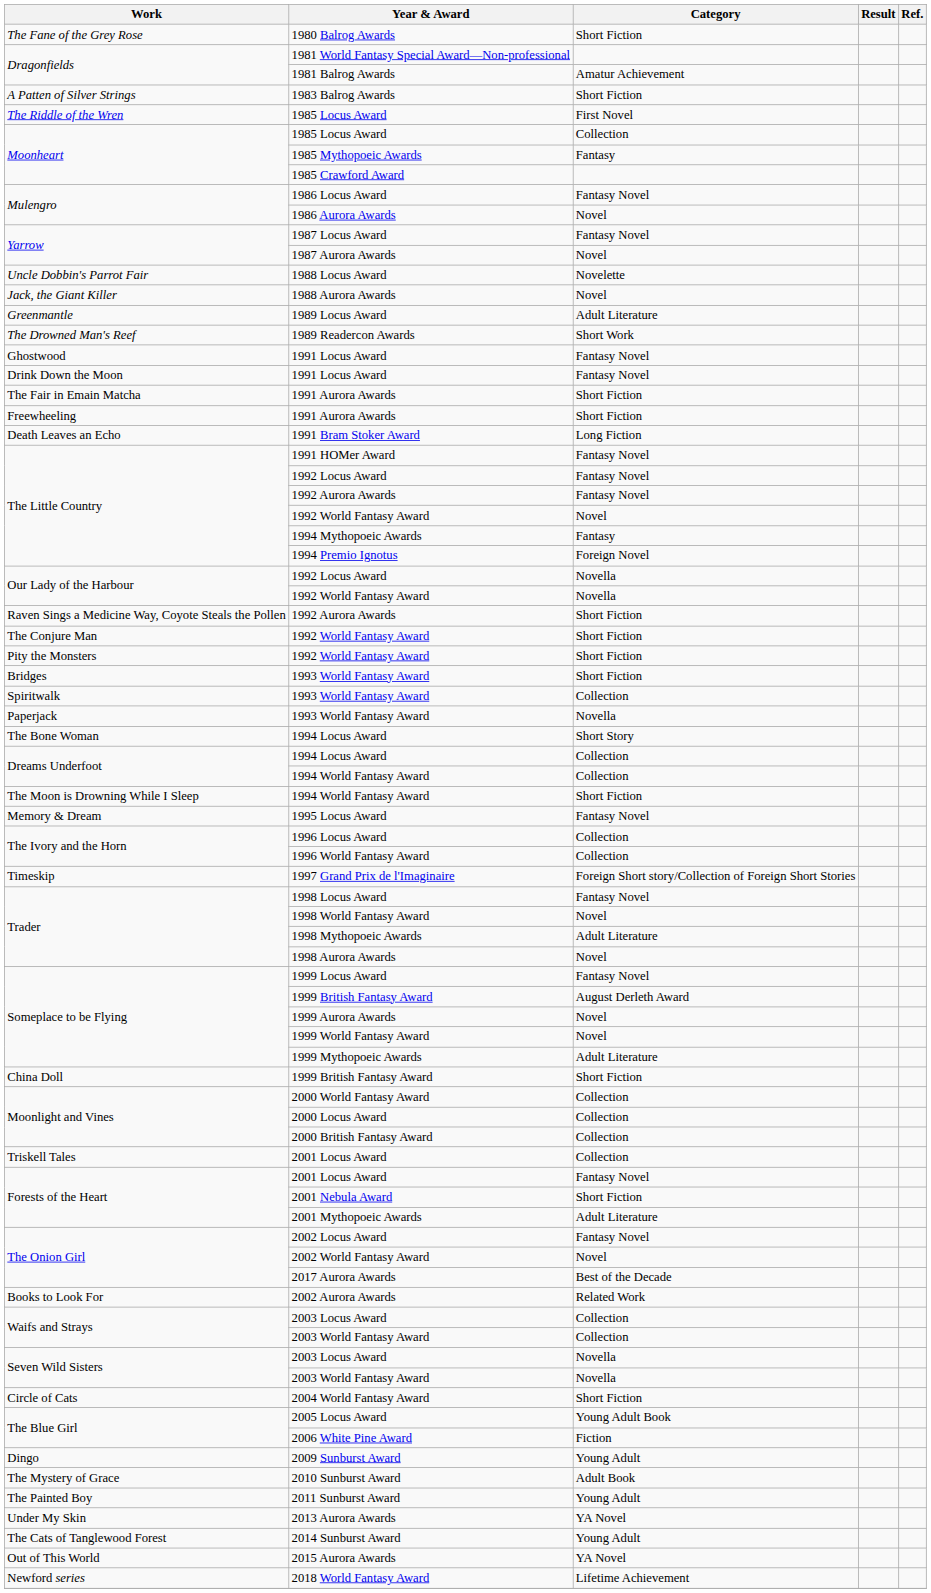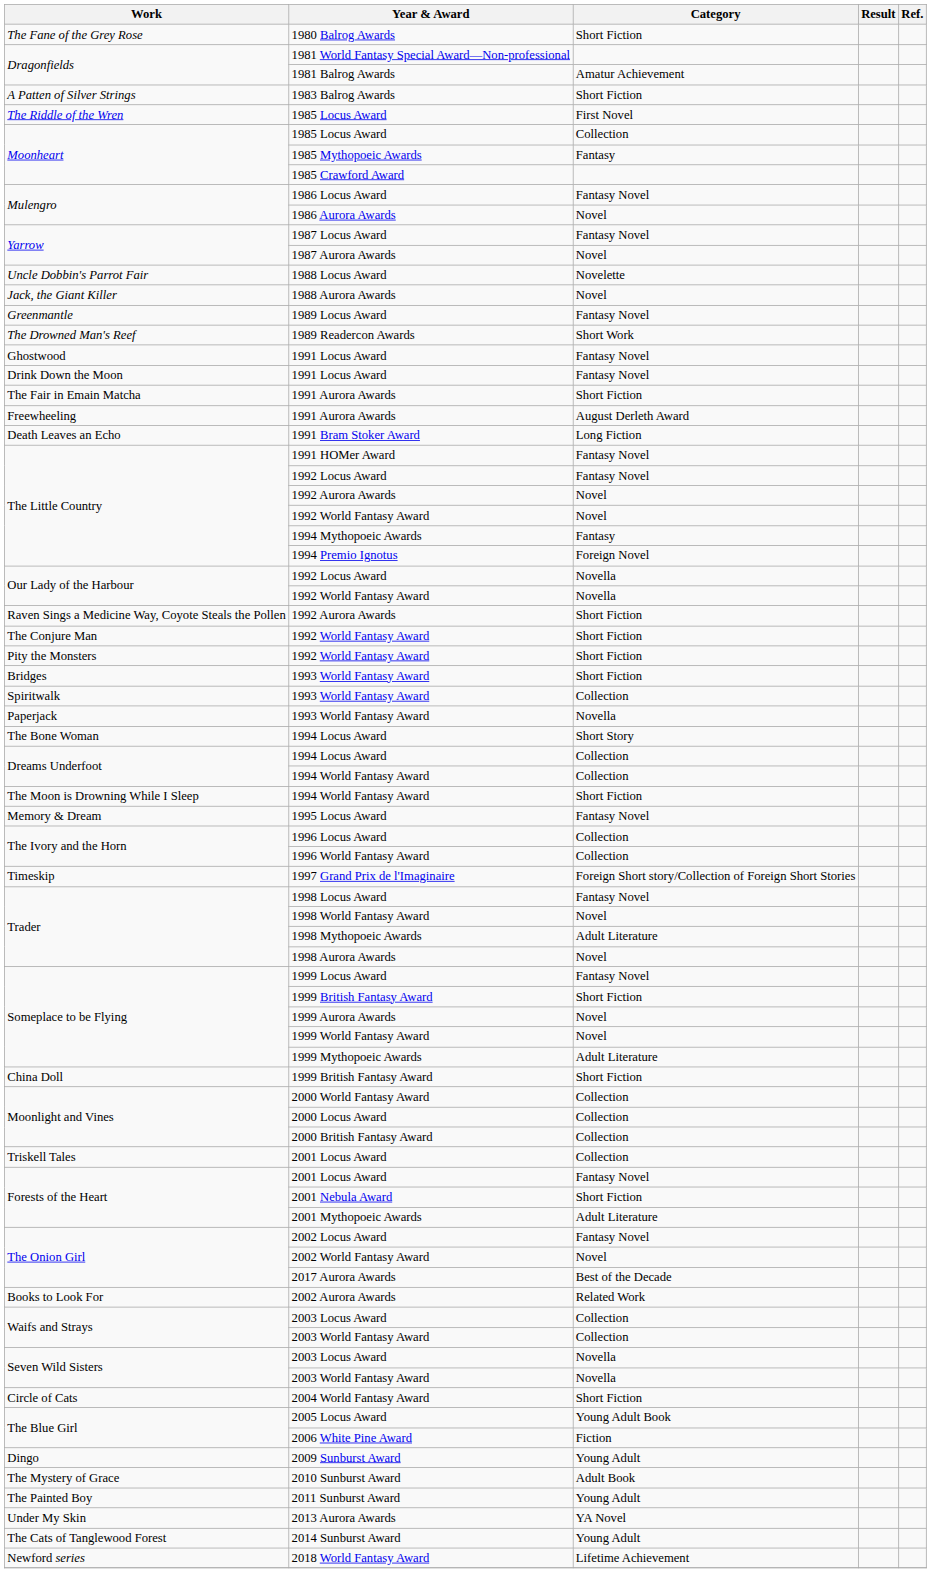(617, 315) Adult Literature -> (613, 315) Fantasy Novel
(609, 415) Short Fiction -> (632, 415) August Derleth Award
(613, 495) Fantasy Novel -> (591, 495) Novel
(632, 996) August Derleth Award -> (609, 996) Short Fiction
- row: (53, 1558)
